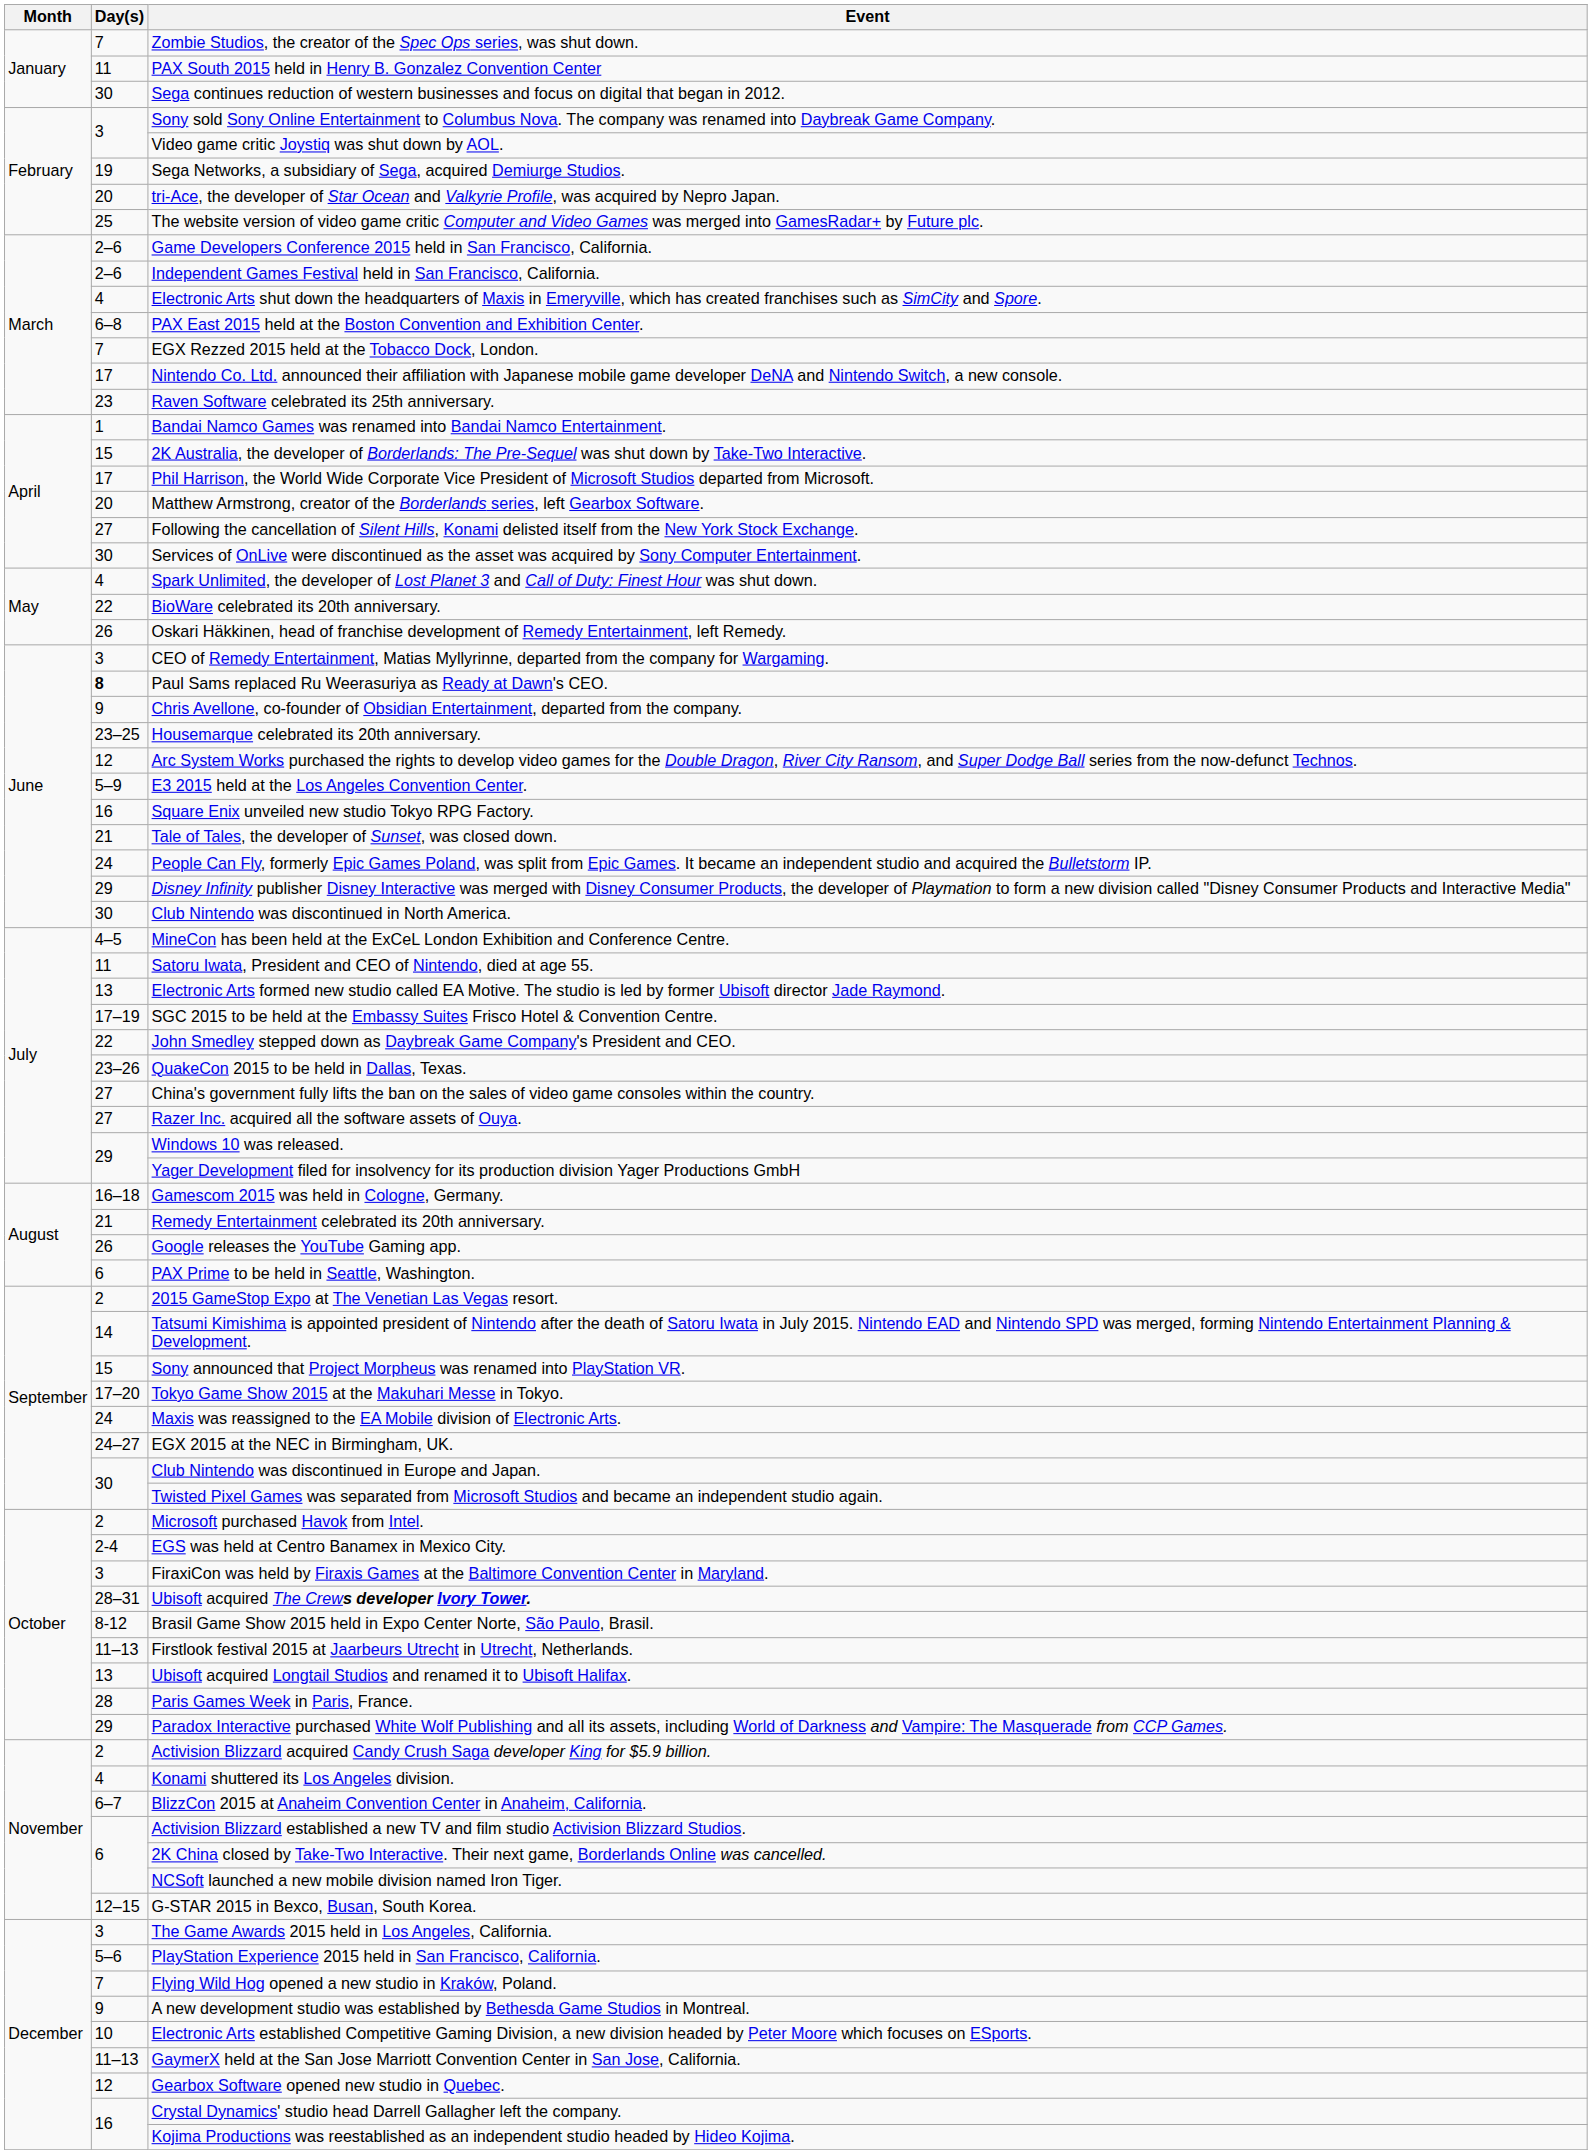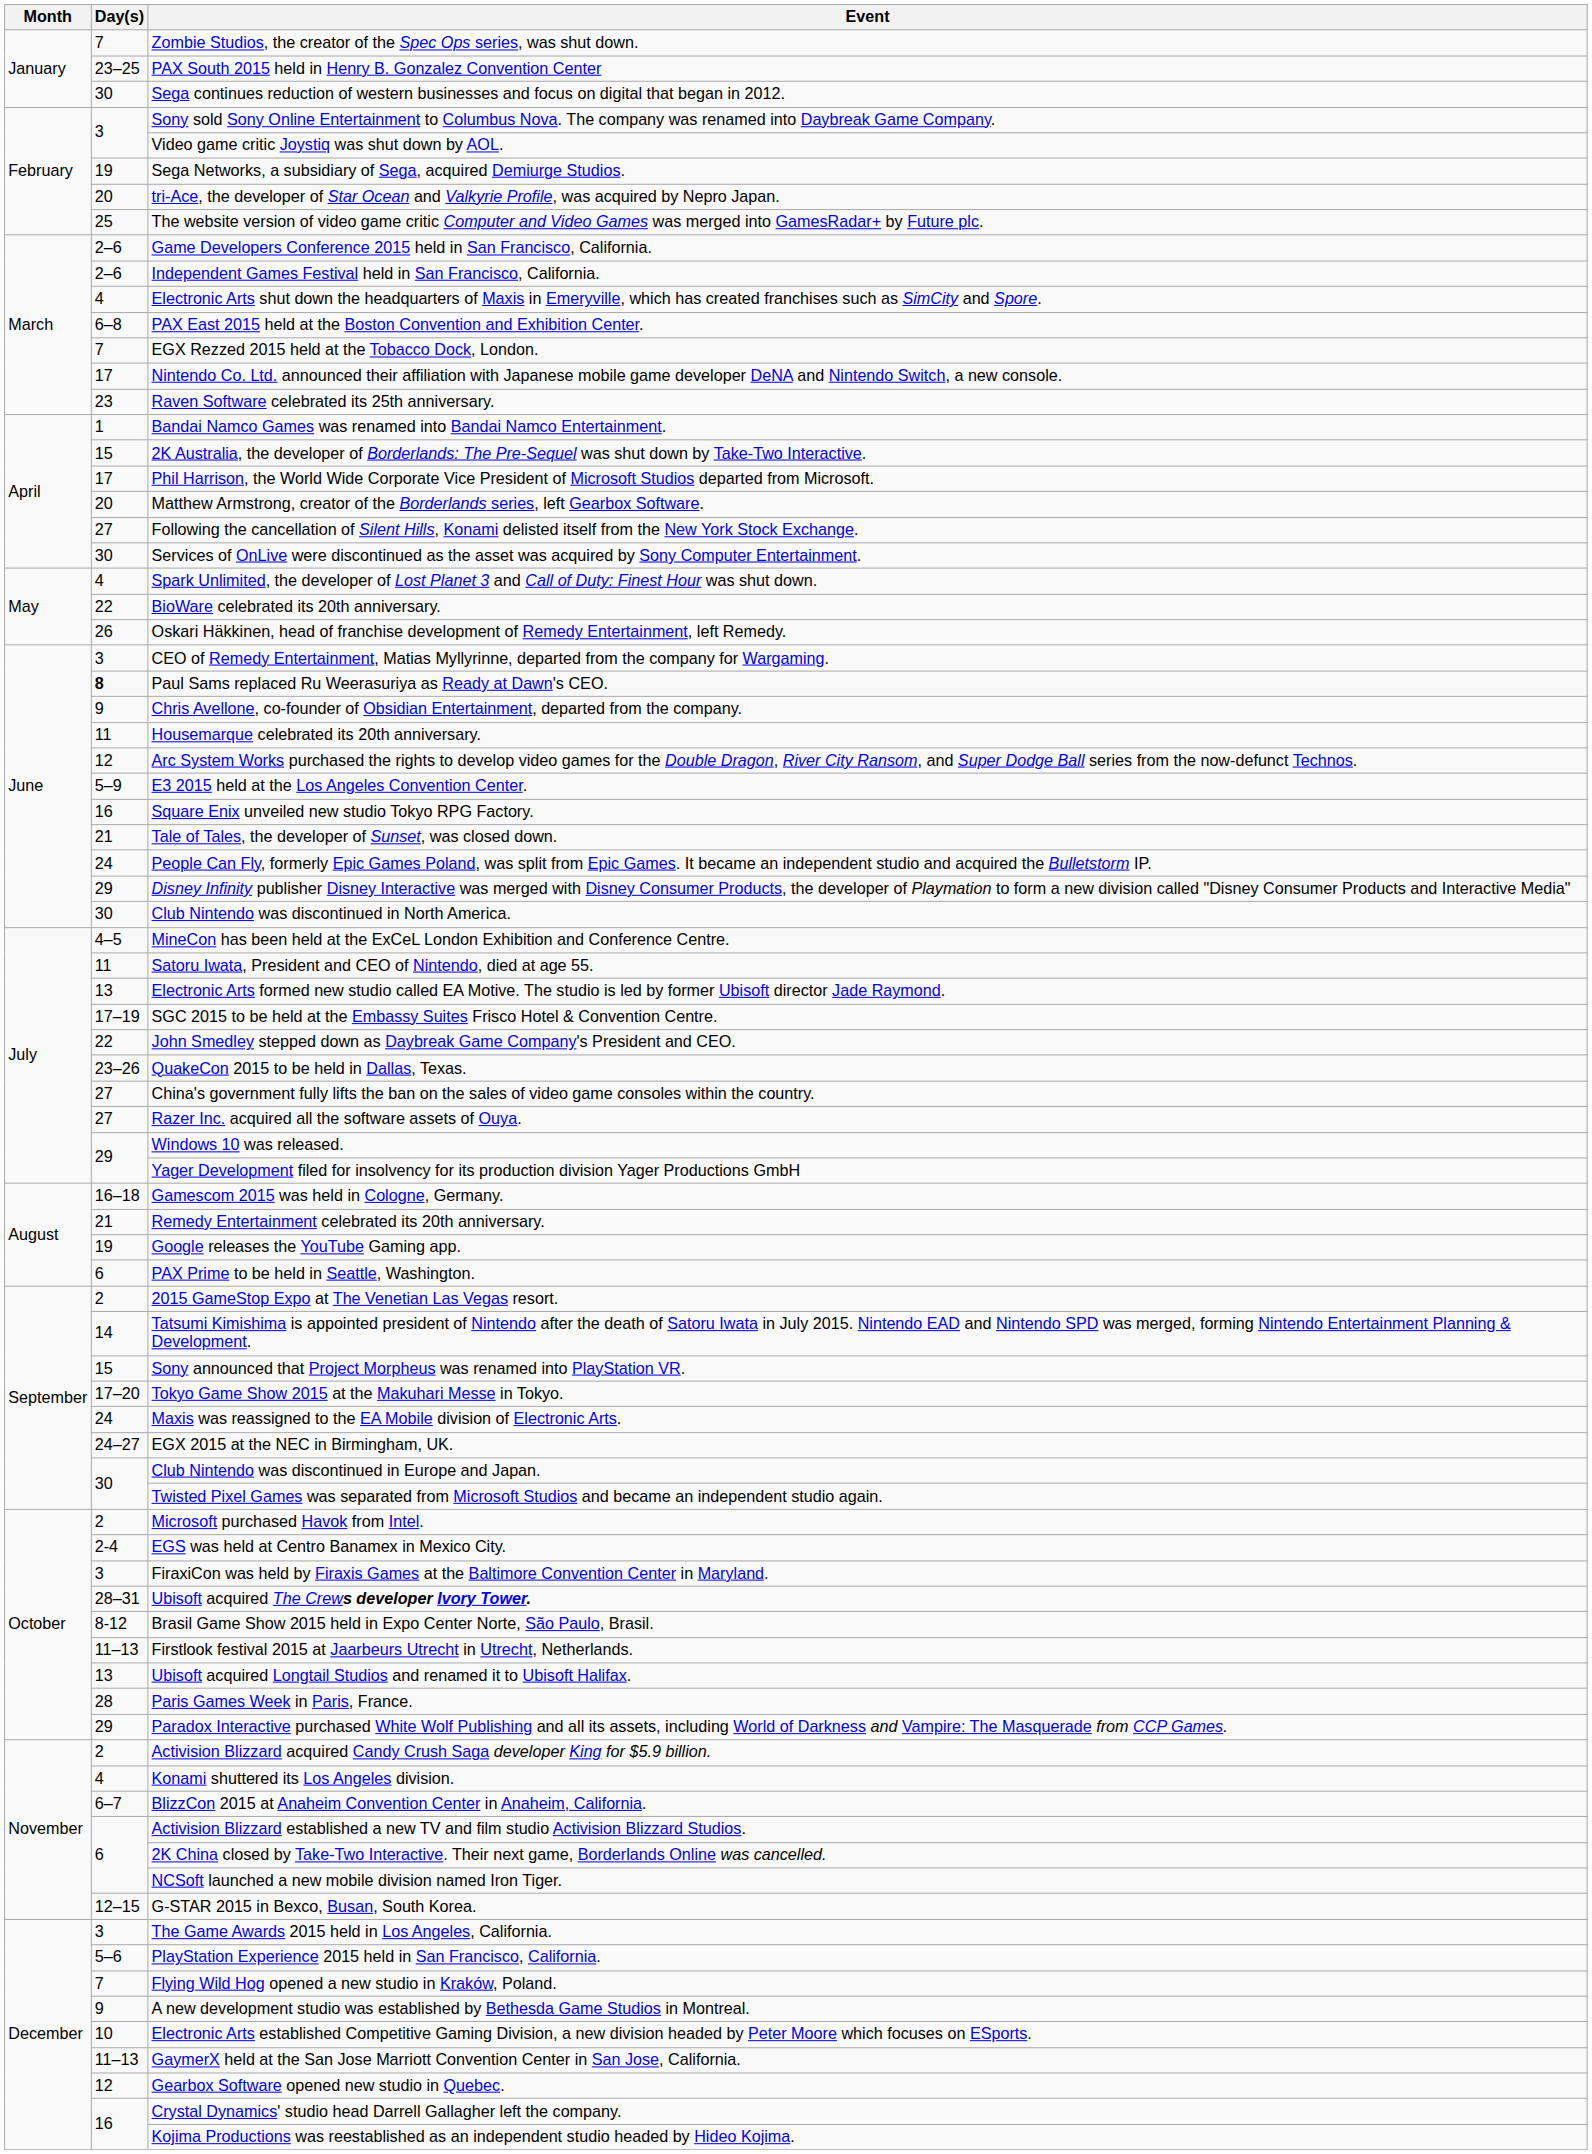(103, 68) 11 -> (117, 68) 23–25
(117, 734) 23–25 -> (103, 734) 11
(104, 1247) 26 -> (104, 1247) 19
